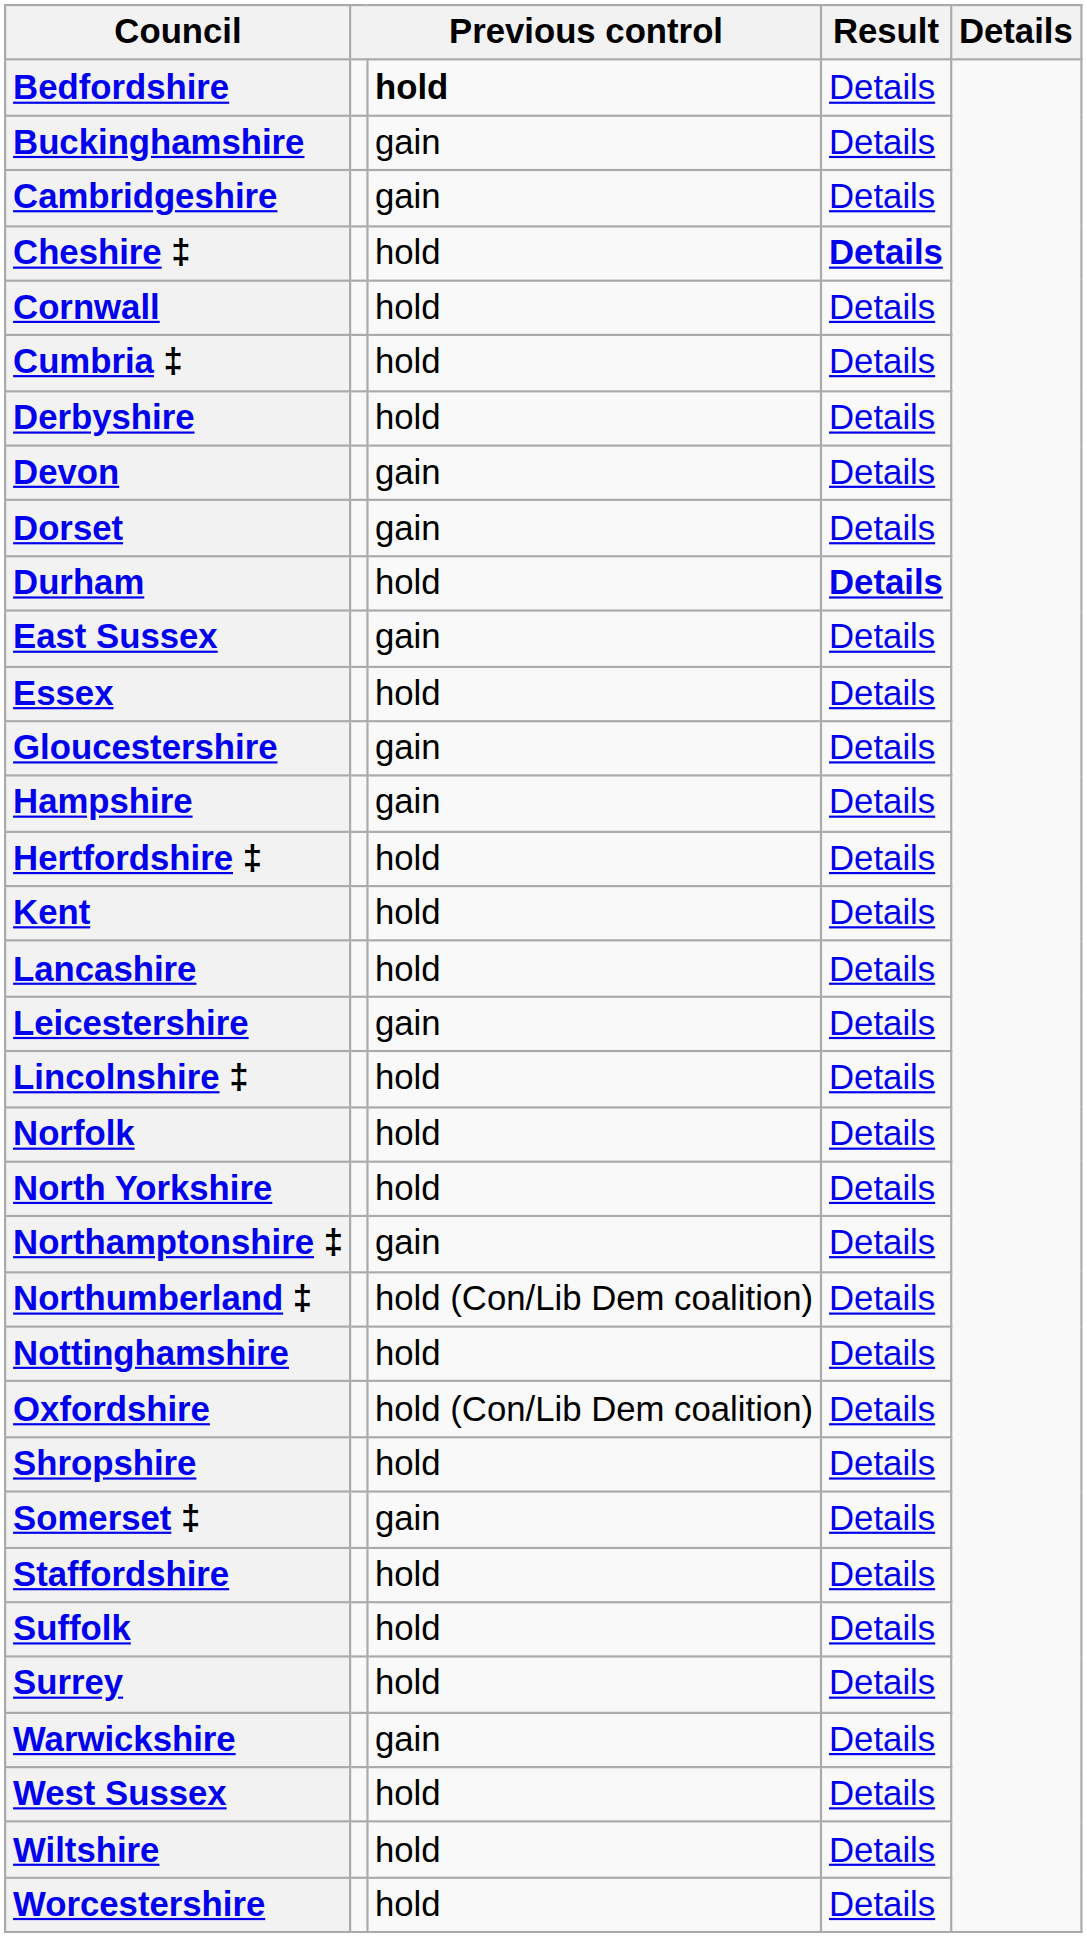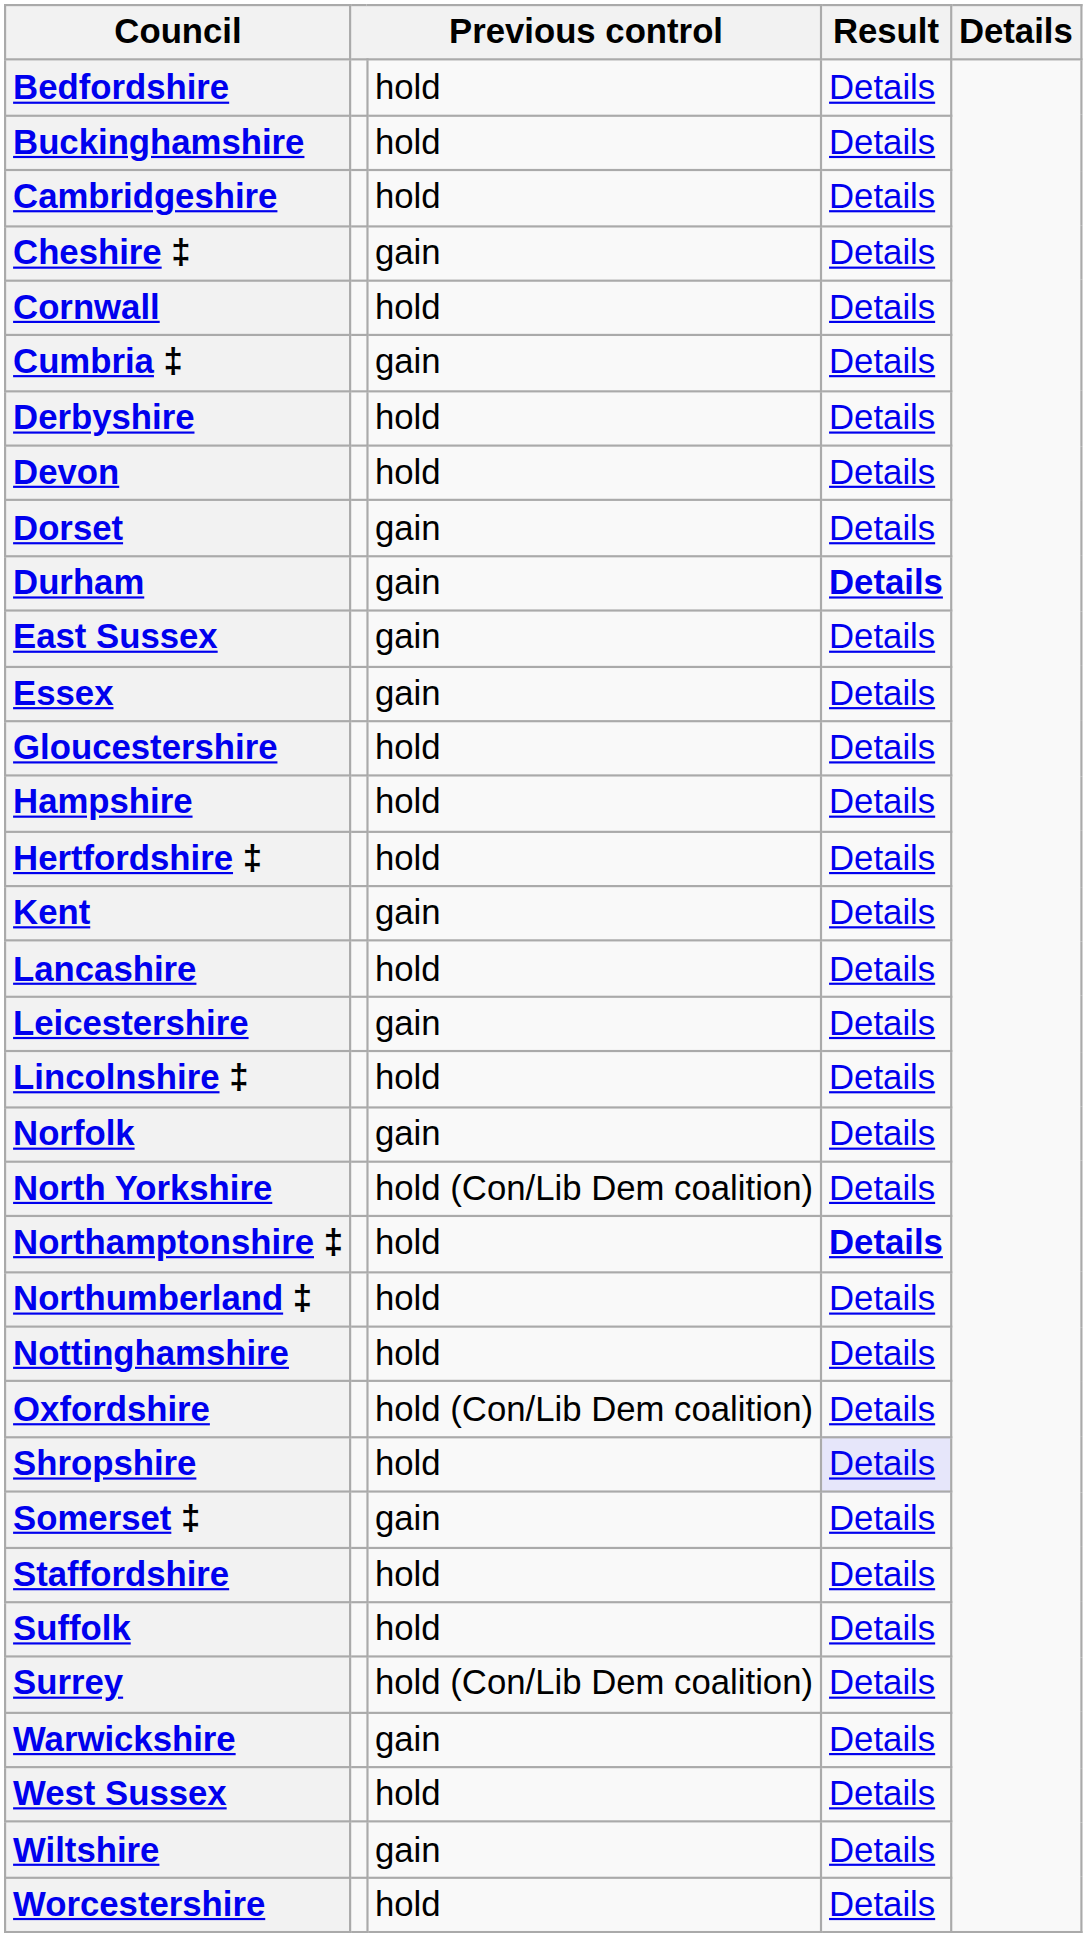(412, 87) bold -> (408, 87) normal
(408, 142) gain -> (408, 142) hold
(408, 197) gain -> (408, 197) hold
(408, 252) hold -> (408, 252) gain
(886, 252) bold -> (882, 252) normal
(408, 362) hold -> (408, 362) gain
(408, 472) gain -> (408, 472) hold
(408, 582) hold -> (408, 582) gain
(408, 692) hold -> (408, 692) gain
(408, 747) gain -> (408, 747) hold
(408, 802) gain -> (408, 802) hold
(408, 913) hold -> (408, 913) gain
(408, 1133) hold -> (408, 1133) gain
(408, 1188) hold -> (594, 1188) hold (Con/Lib Dem coalition)
(408, 1243) gain -> (408, 1243) hold
(882, 1243) normal -> (886, 1243) bold
(594, 1298) hold (Con/Lib Dem coalition) -> (408, 1298) hold
(882, 1463) no background -> (882, 1463) lavender background
(408, 1683) hold -> (594, 1683) hold (Con/Lib Dem coalition)
(408, 1849) hold -> (408, 1849) gain
